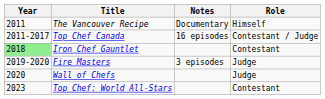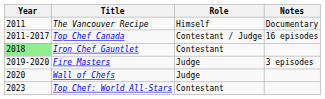columns swapped: (275, 11) <-> (202, 11)
